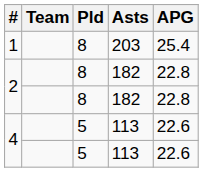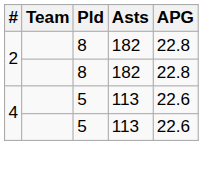- row: (13, 45)
